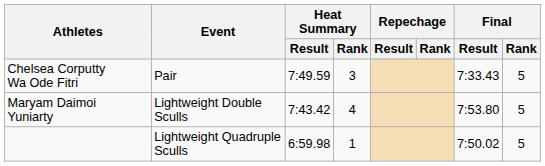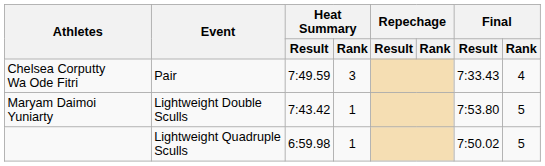(521, 76) 5 -> (521, 76) 4
(352, 110) 4 -> (352, 110) 1
